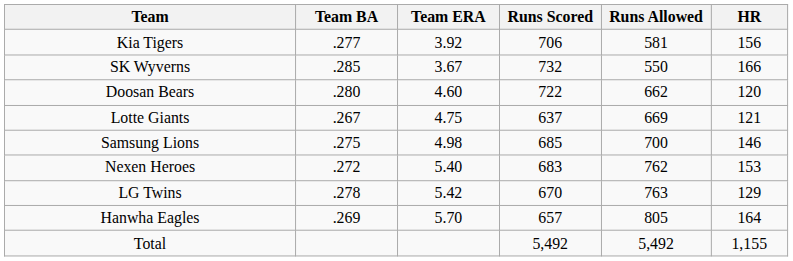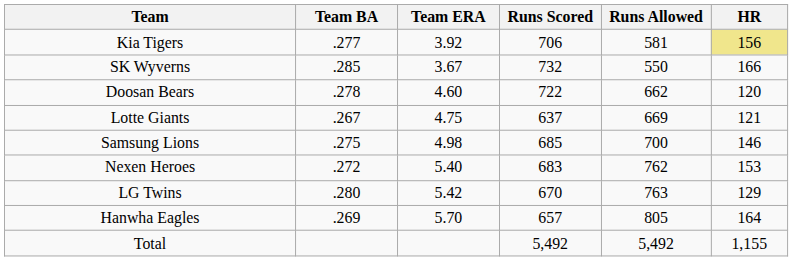(749, 42) no background -> (749, 42) khaki background
(346, 92) .280 -> (346, 92) .278
(346, 192) .278 -> (346, 192) .280
